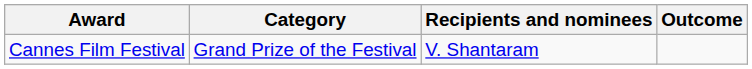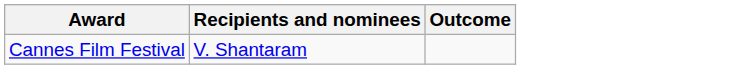- column: (305, 20)
